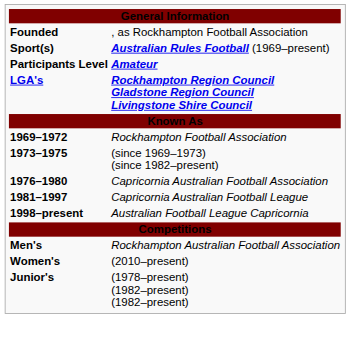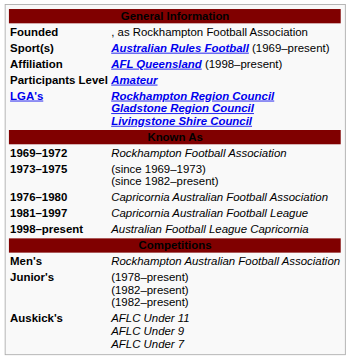+ row: (36, 64)
- row: (35, 261)
+ row: (37, 318)
